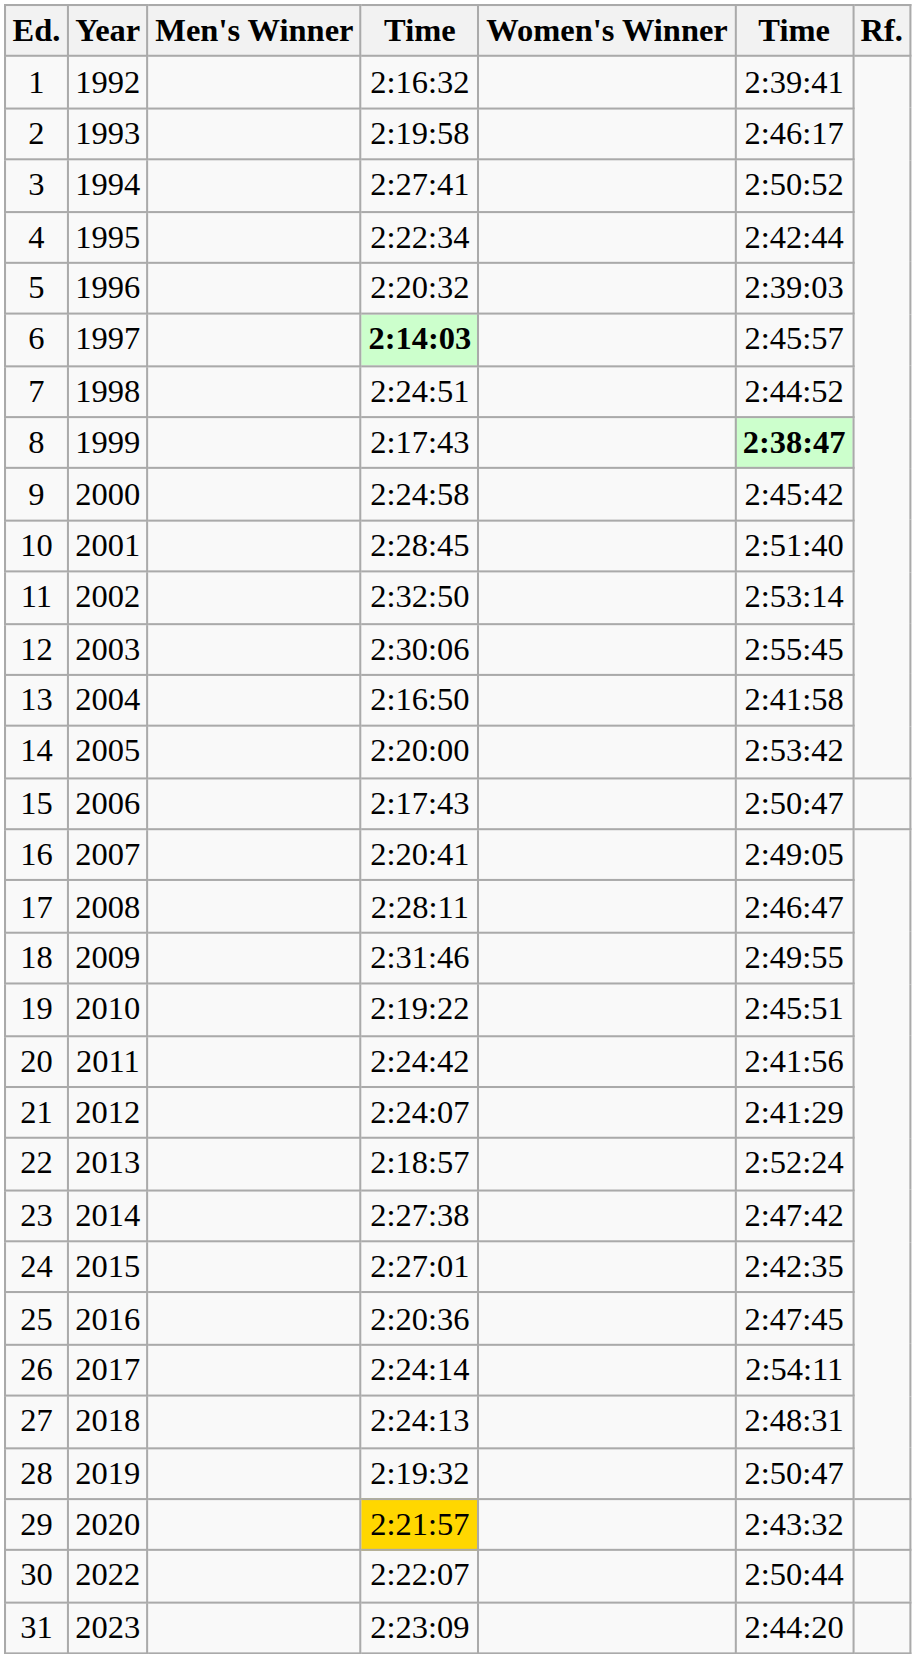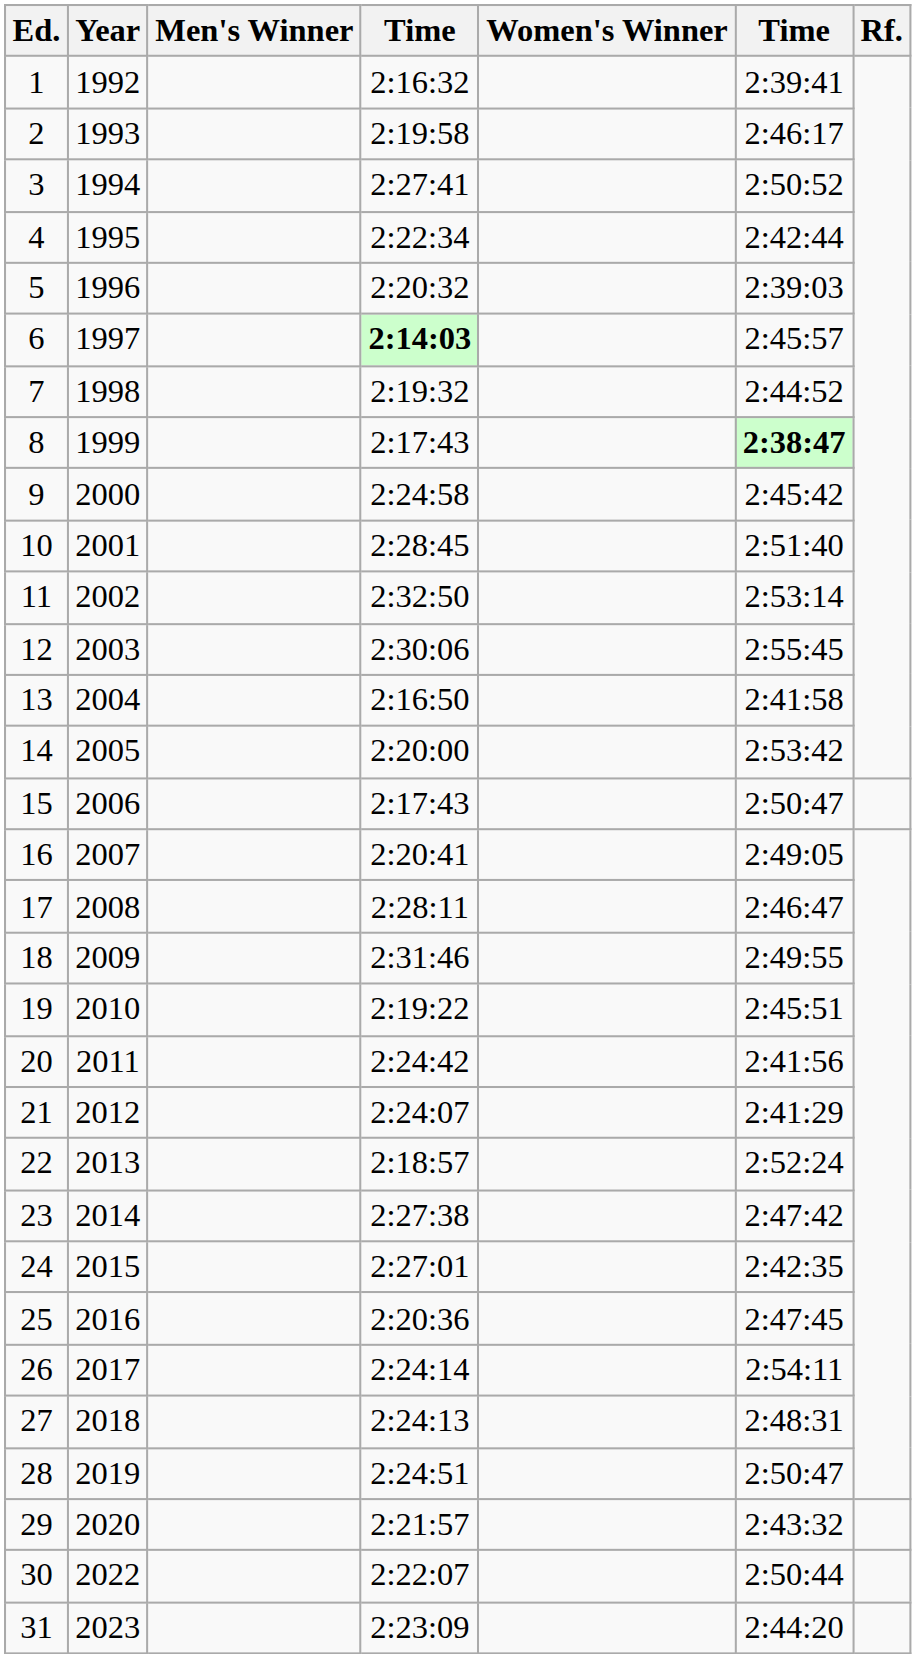(420, 390) 2:24:51 -> (420, 390) 2:19:32
(420, 1472) 2:19:32 -> (420, 1472) 2:24:51
(420, 1524) gold background -> (420, 1524) no background
